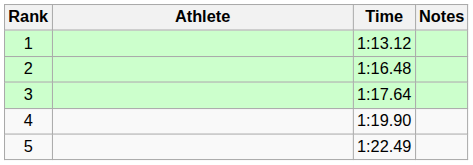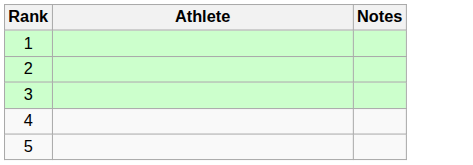- column: (384, 17)
